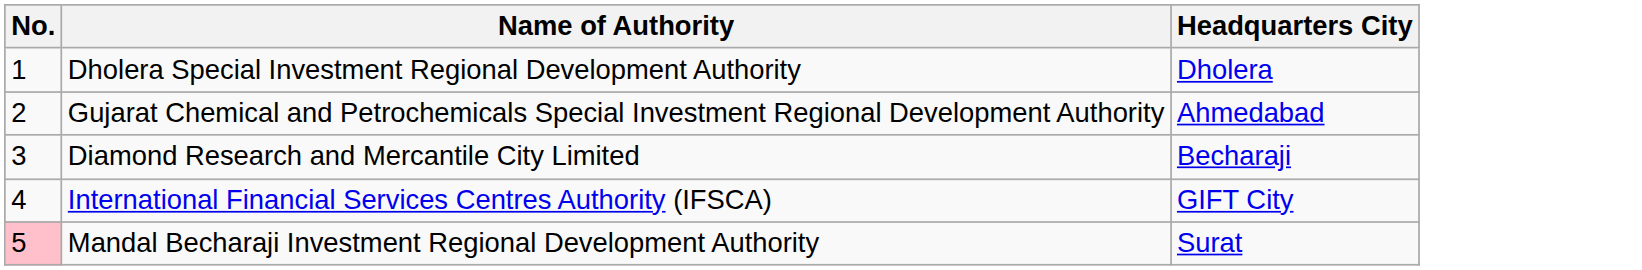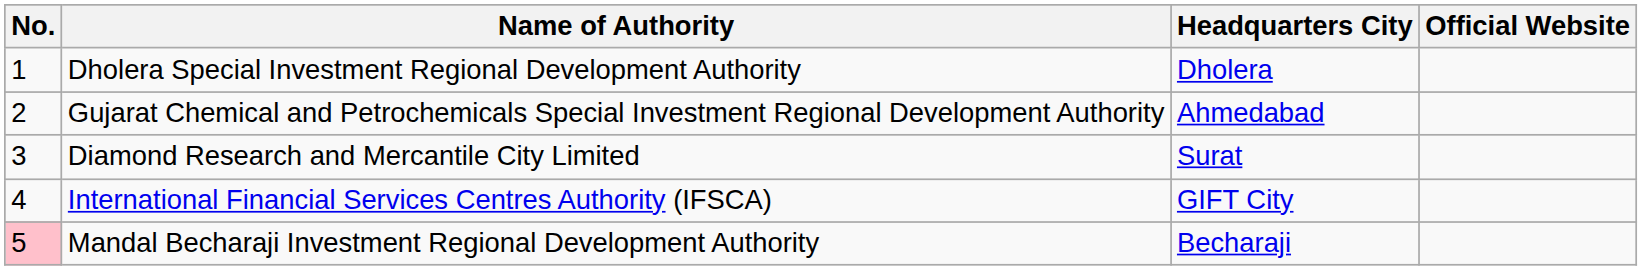+ column: (1528, 26)
(1234, 156) Becharaji -> (1210, 156) Surat
(1210, 243) Surat -> (1234, 243) Becharaji
